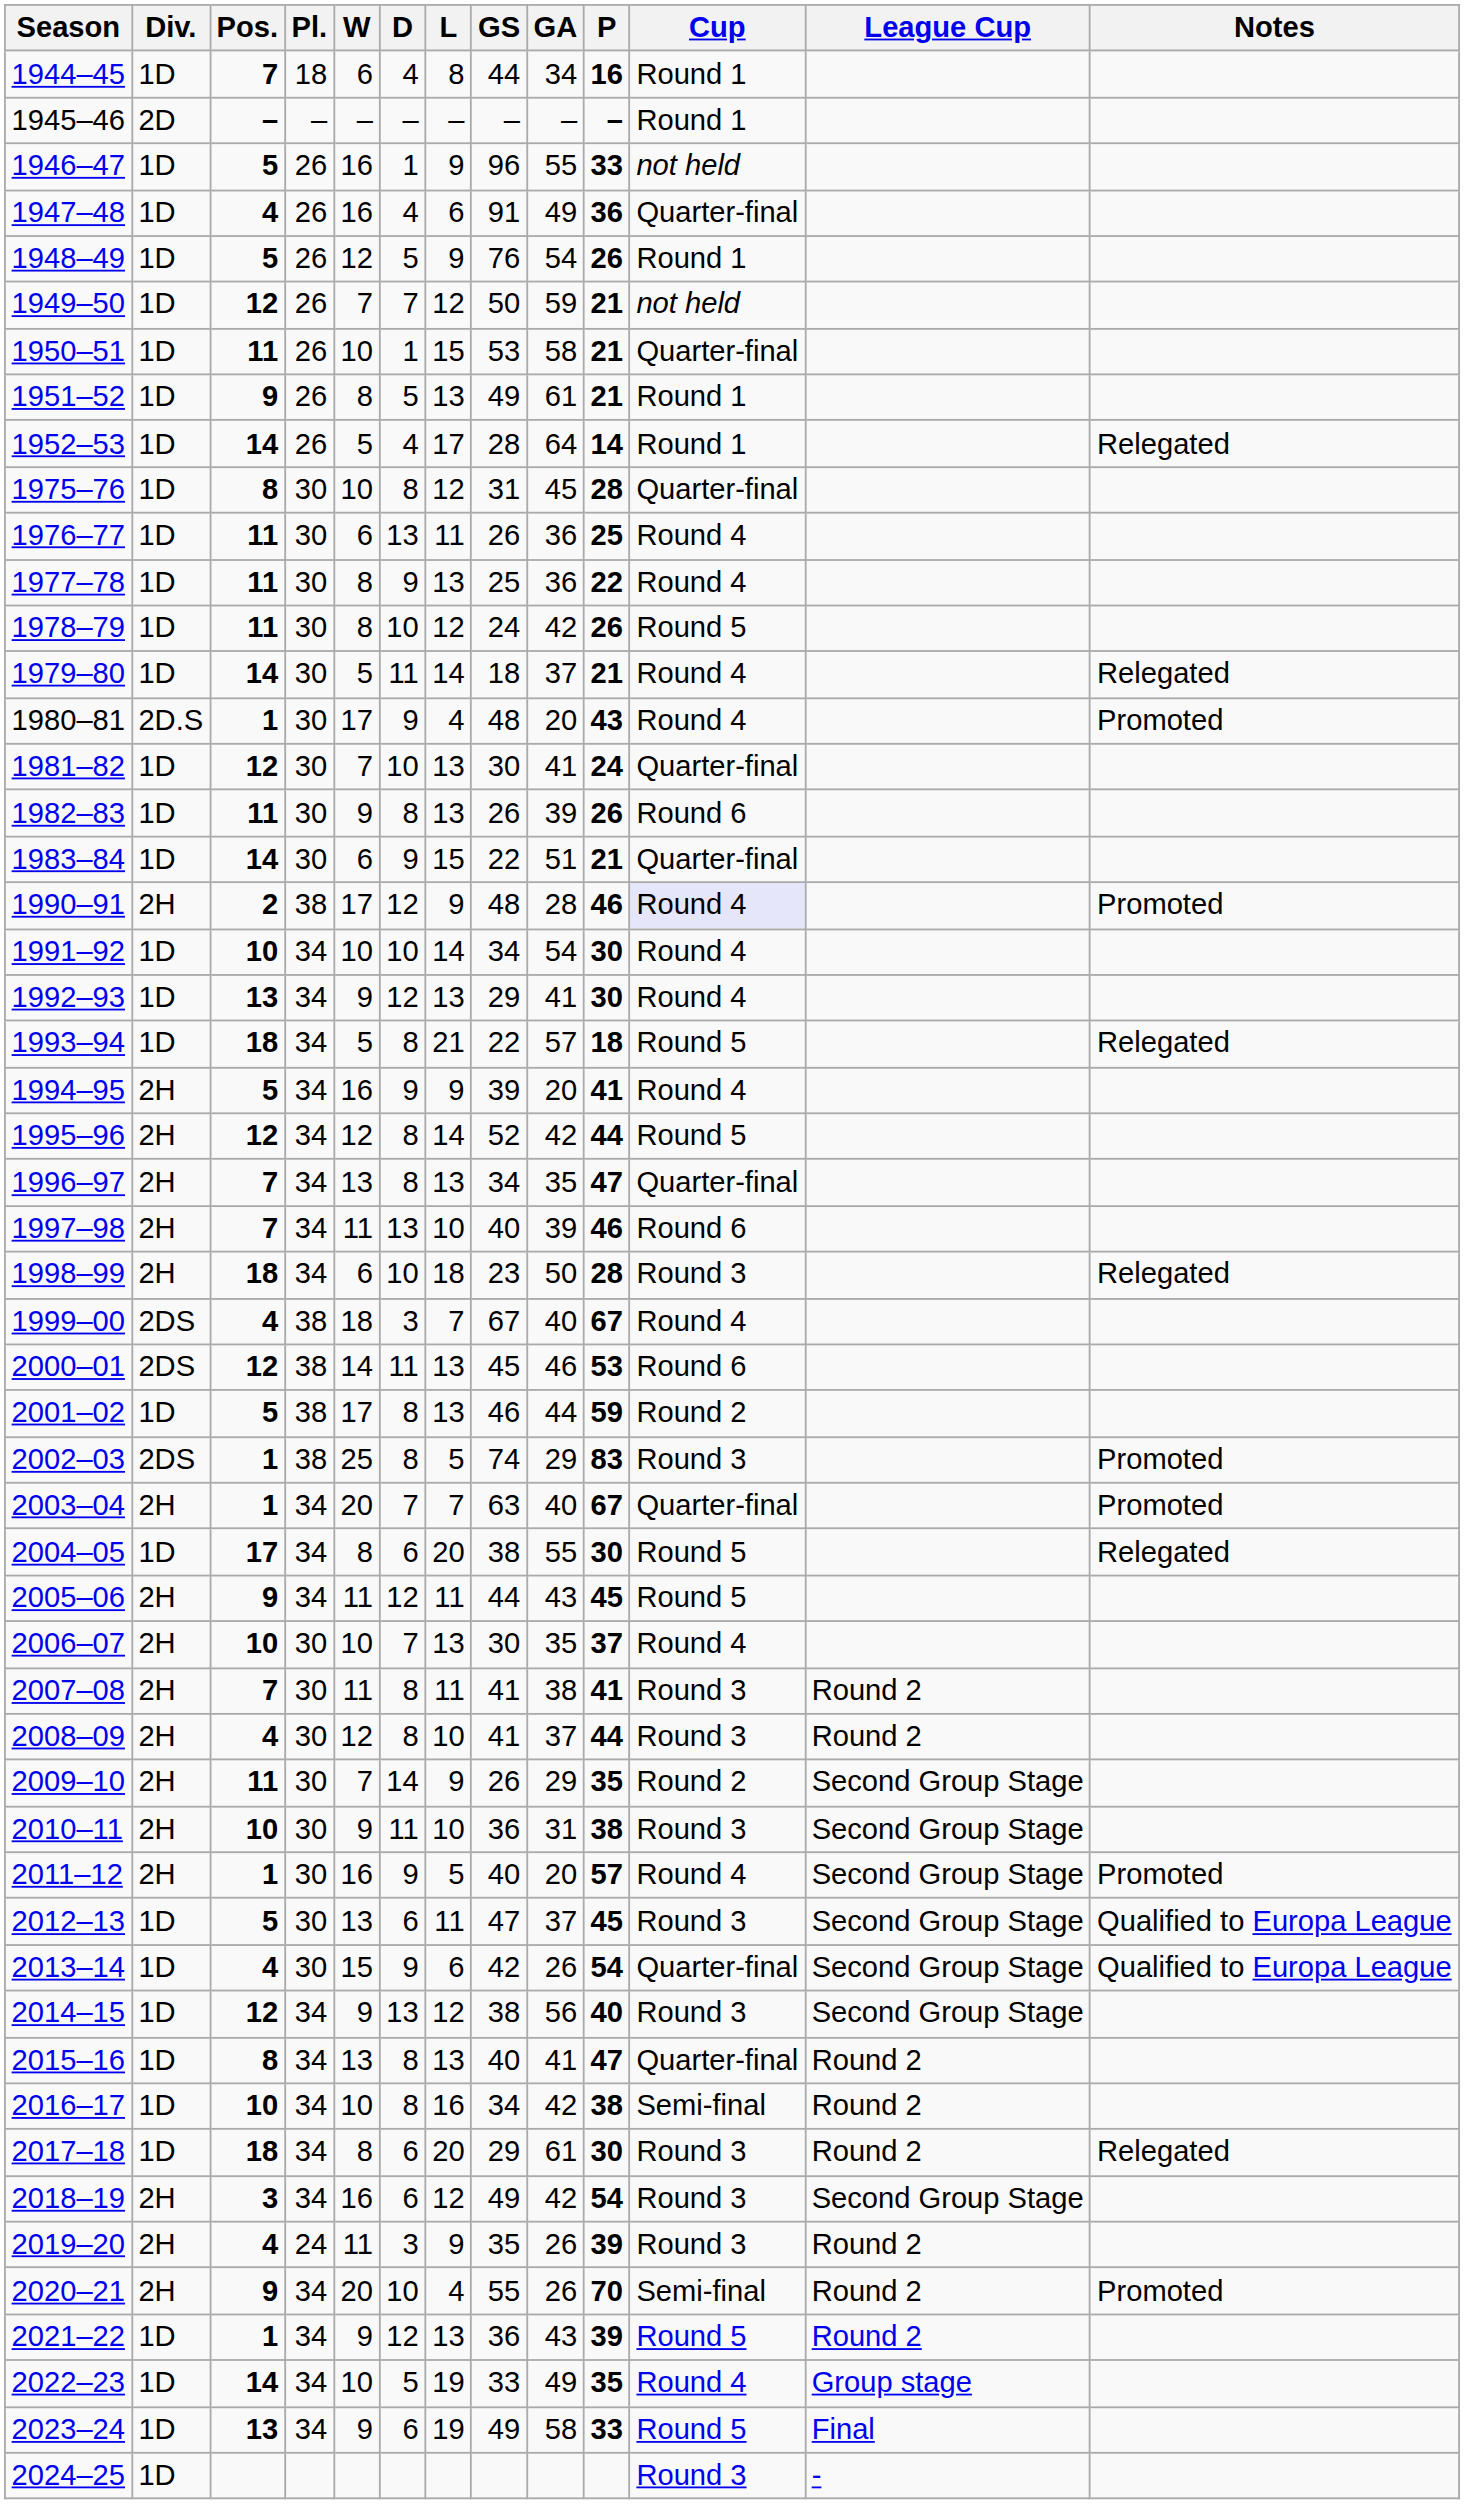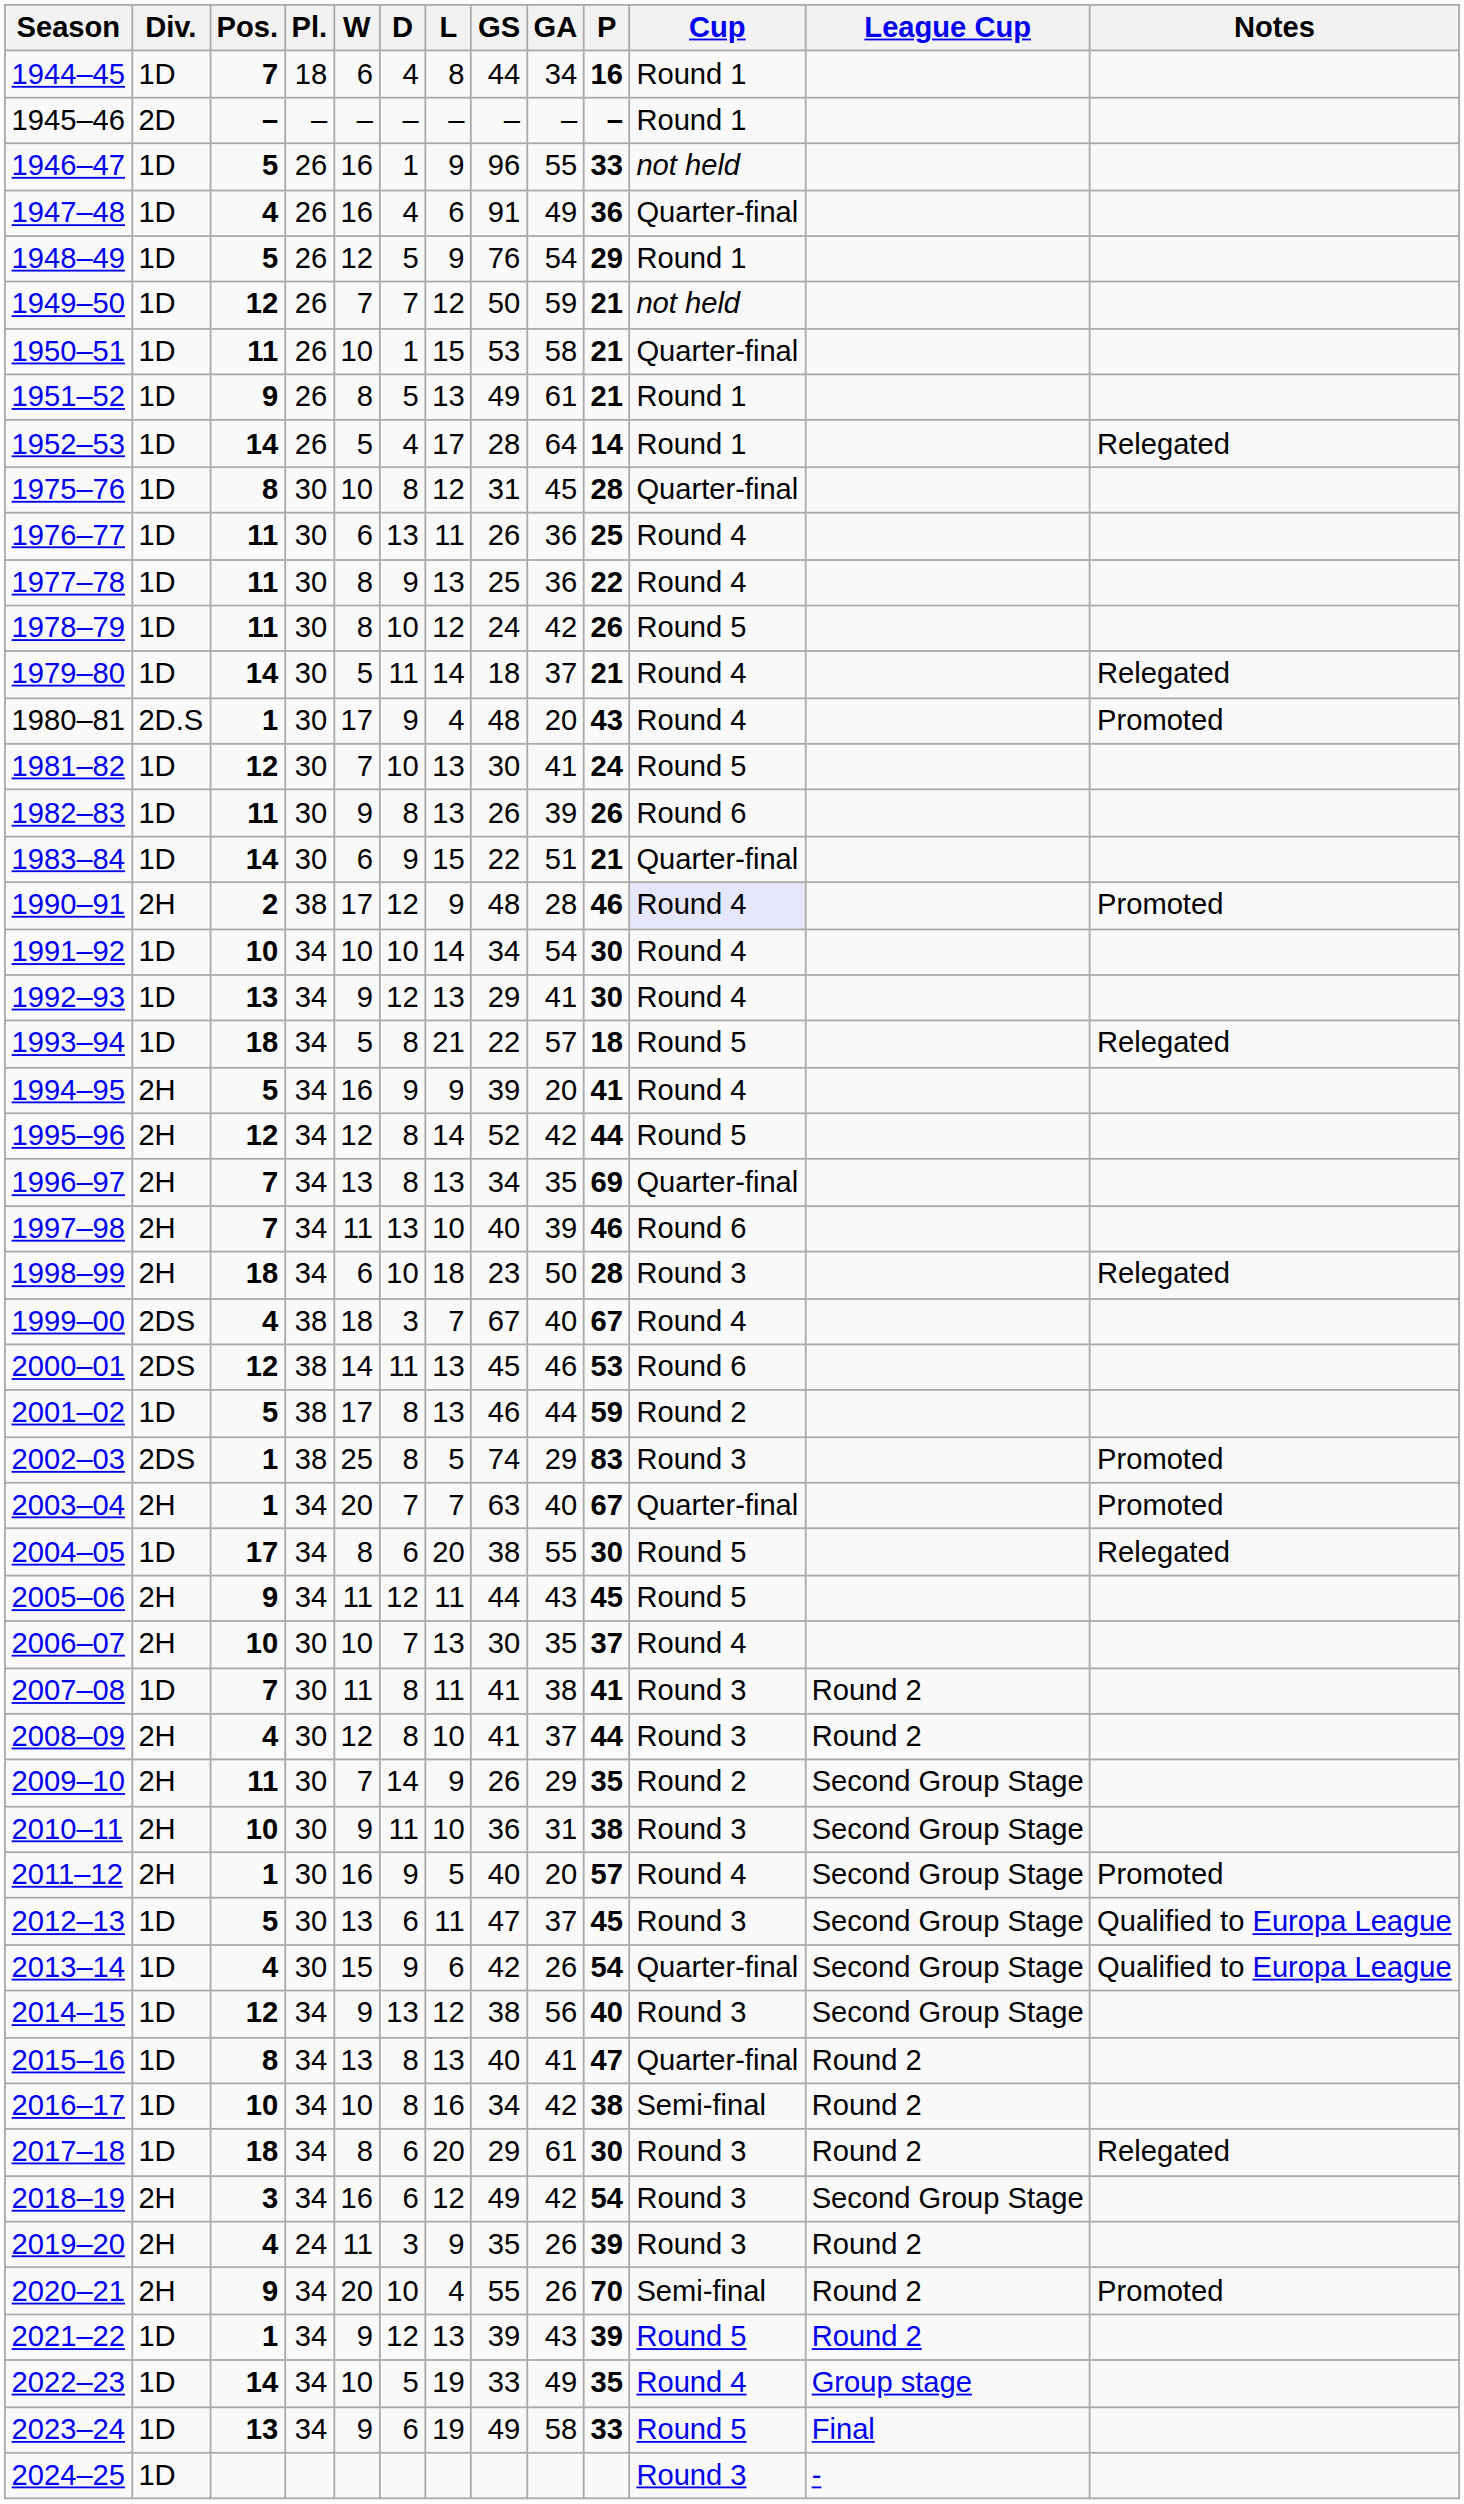(607, 258) 26 -> (607, 258) 29
(717, 766) Quarter-final -> (691, 766) Round 5
(607, 1182) 47 -> (607, 1182) 69
(157, 1690) 2H -> (157, 1690) 1D
(504, 2336) 36 -> (504, 2336) 39
